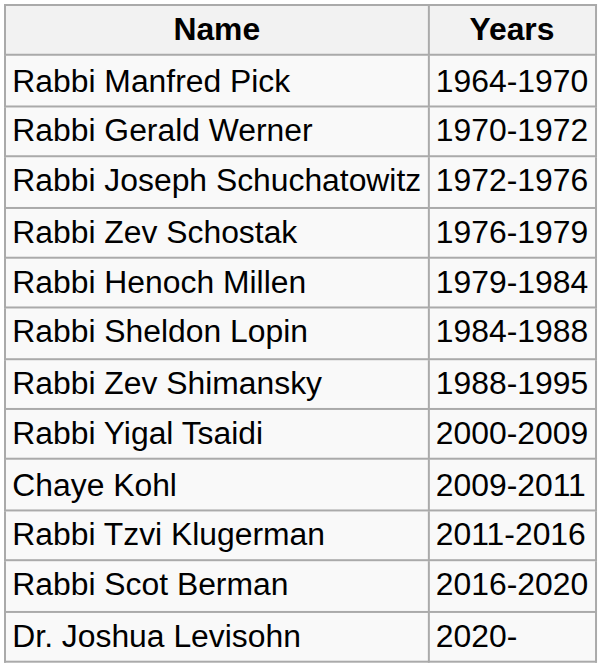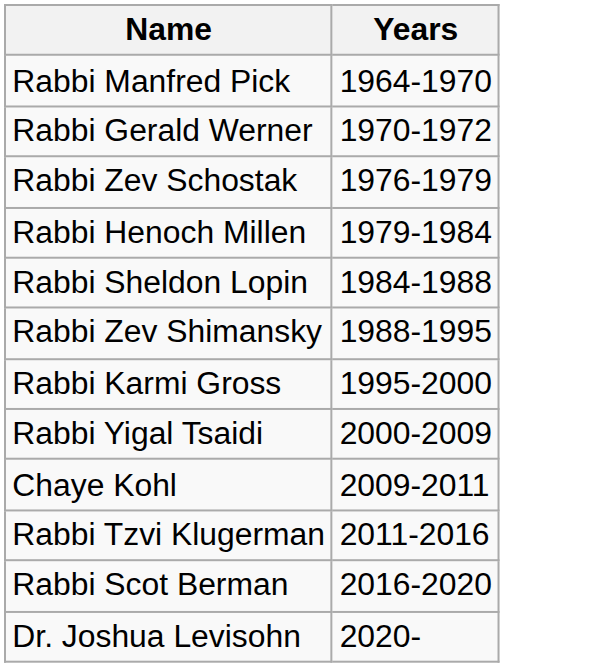- row: (217, 181)
+ row: (147, 383)
